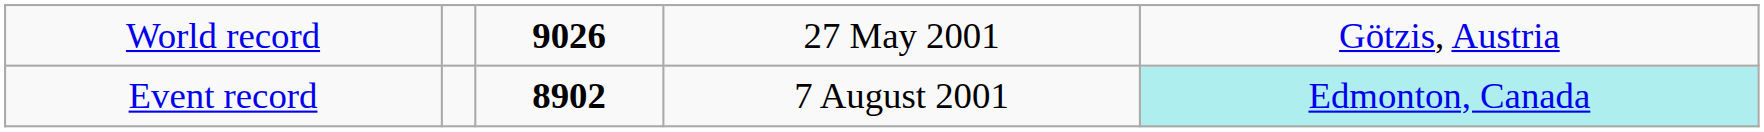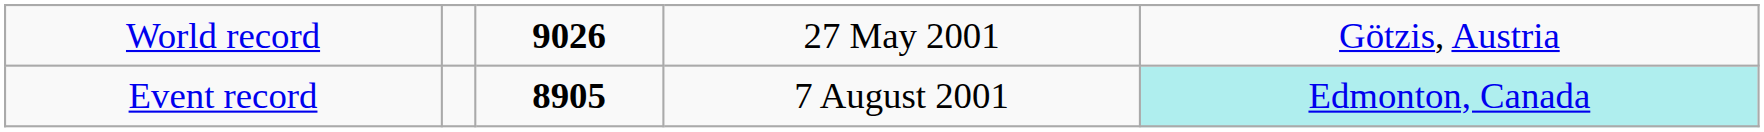(569, 95) 8902 -> (569, 95) 8905
